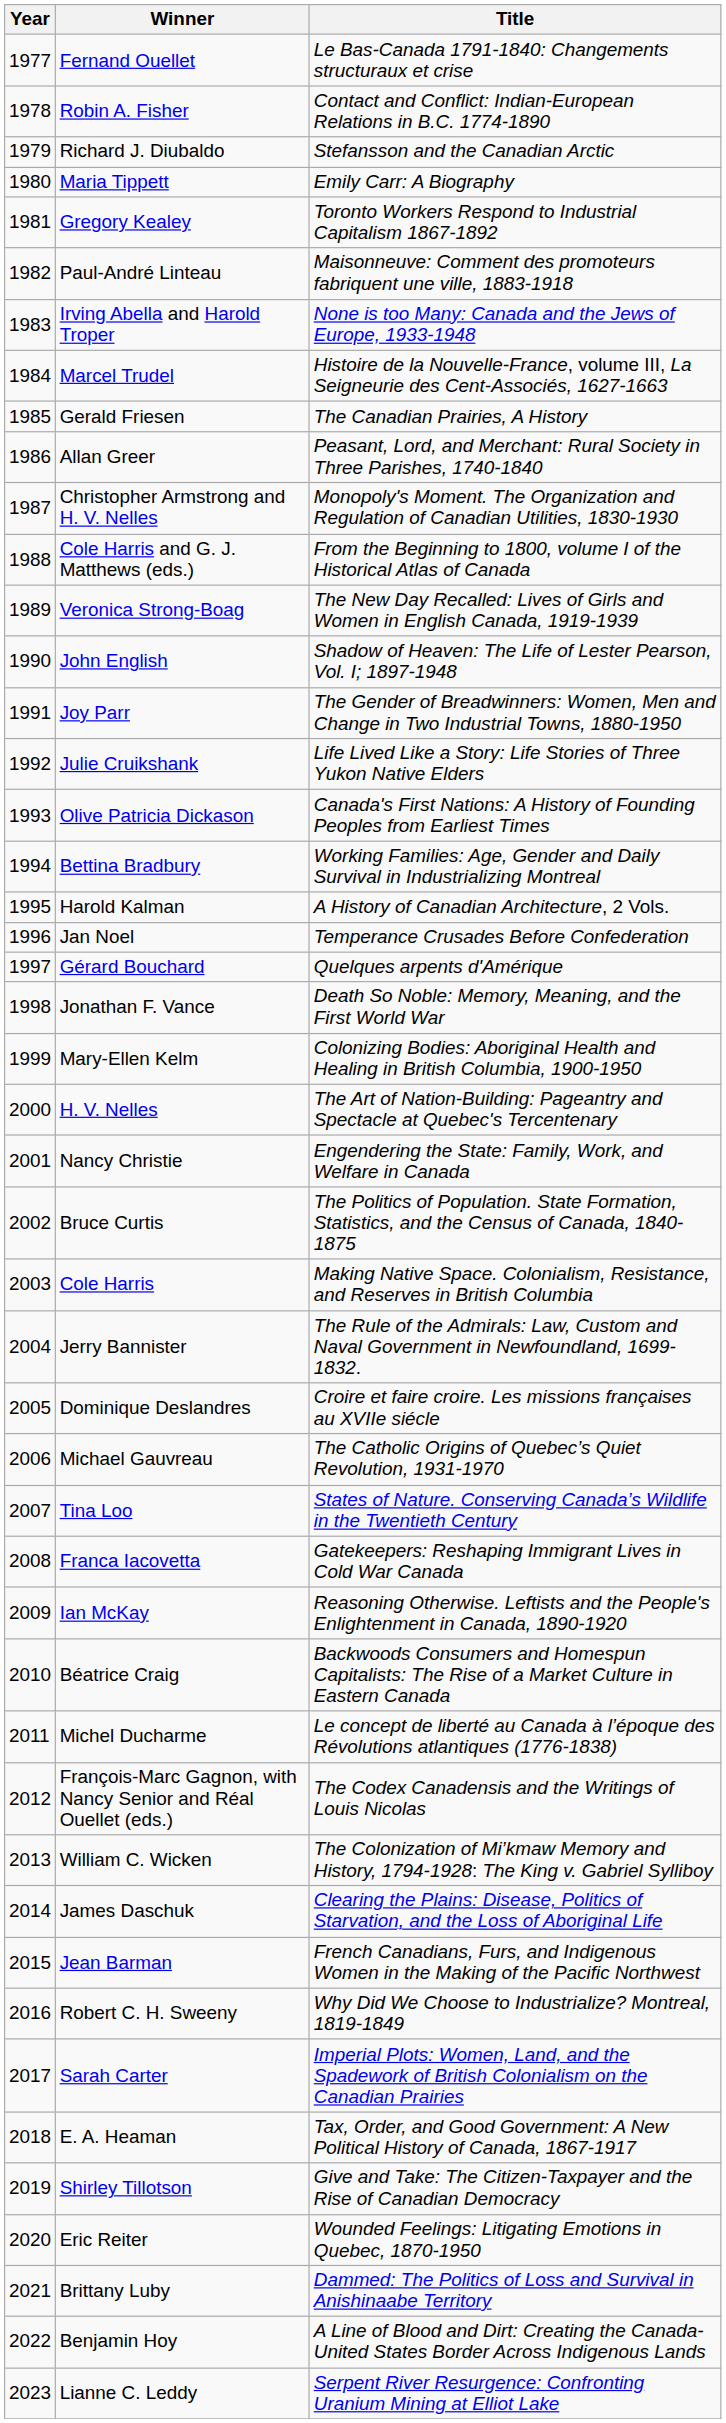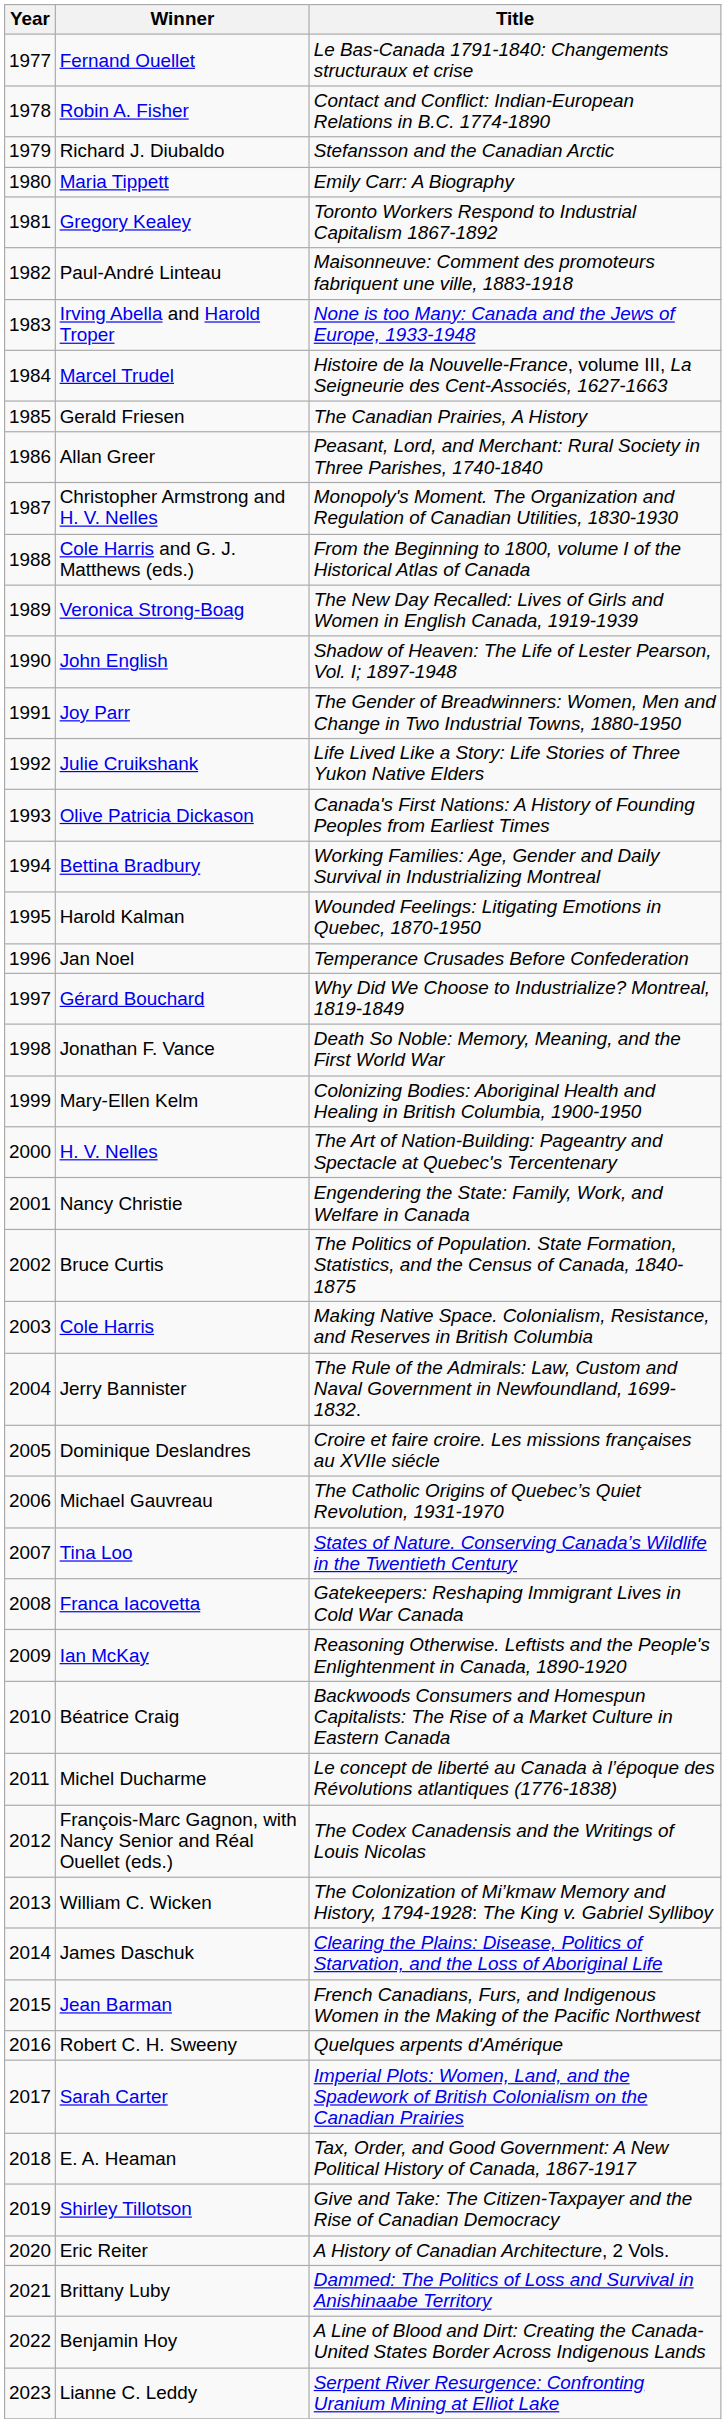(491, 906) A History of Canadian Architecture, 2 Vols. -> (487, 917) Wounded Feelings: Litigating Emotions in Quebec, 1870-1950
(438, 966) Quelques arpents d'Amérique -> (512, 998) Why Did We Choose to Industrialize? Montreal, 1819-1849
(512, 2013) Why Did We Choose to Industrialize? Montreal, 1819-1849 -> (438, 2045) Quelques arpents d'Amérique
(487, 2239) Wounded Feelings: Litigating Emotions in Quebec, 1870-1950 -> (491, 2250) A History of Canadian Architecture, 2 Vols.
